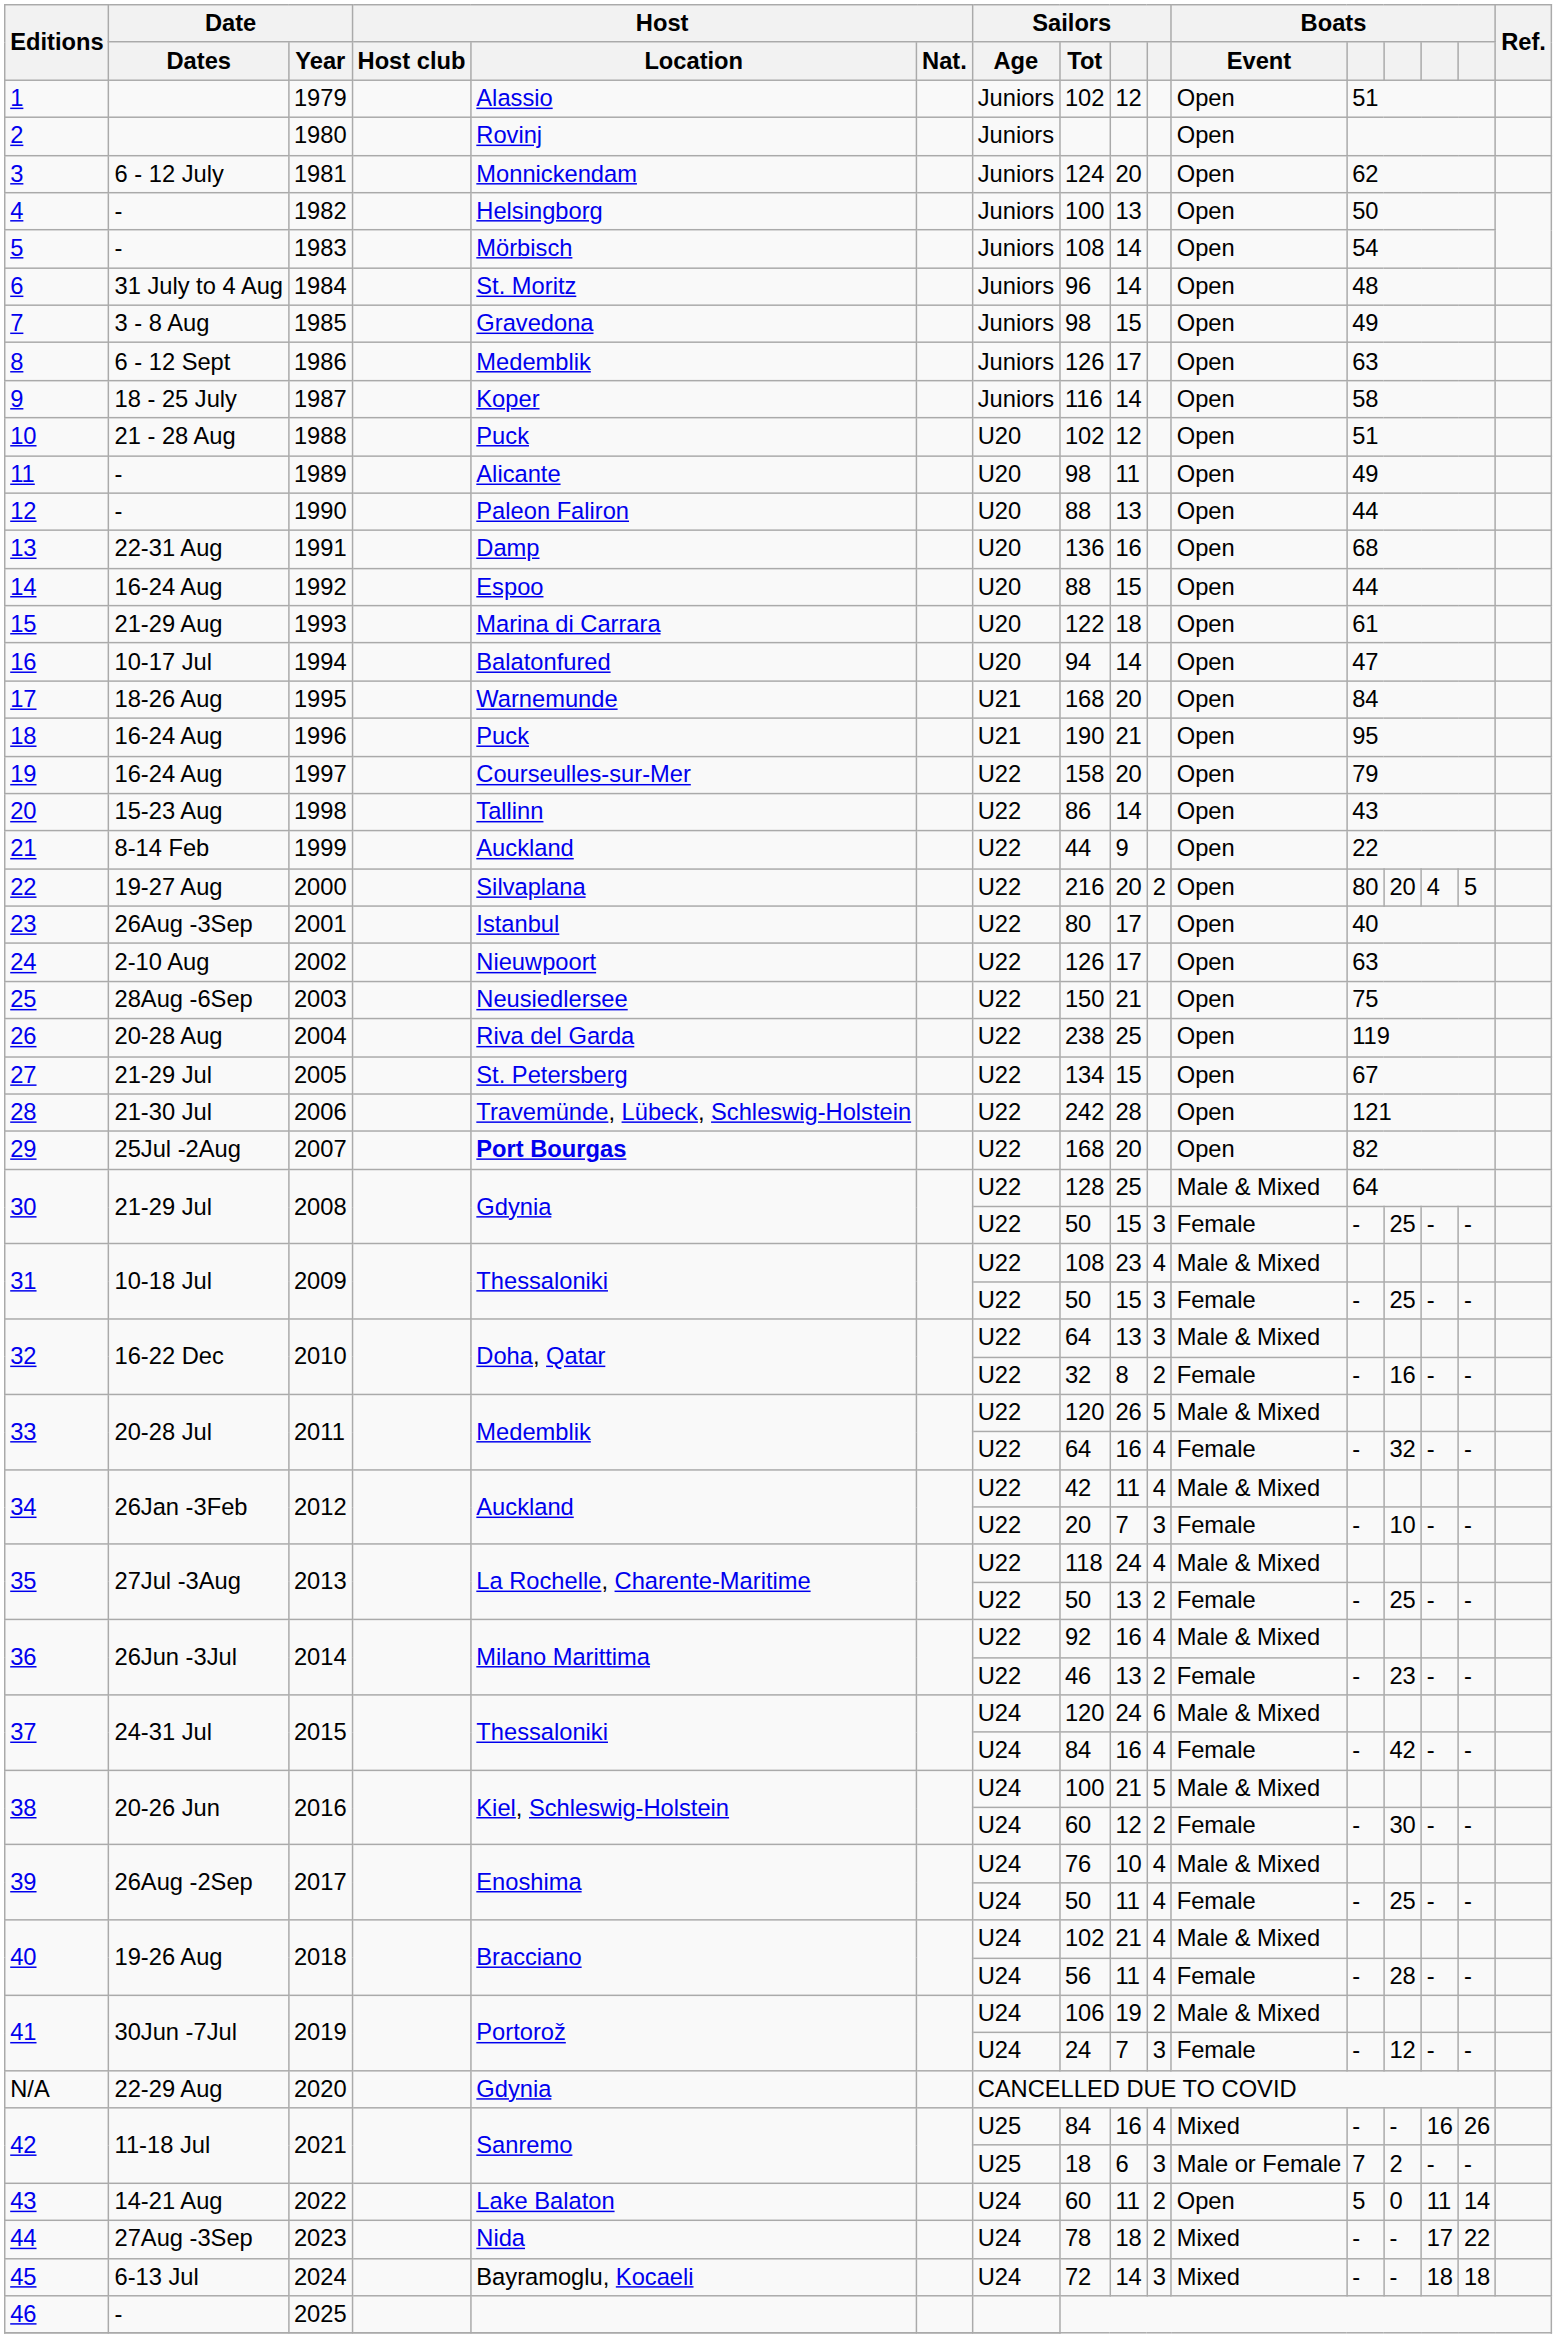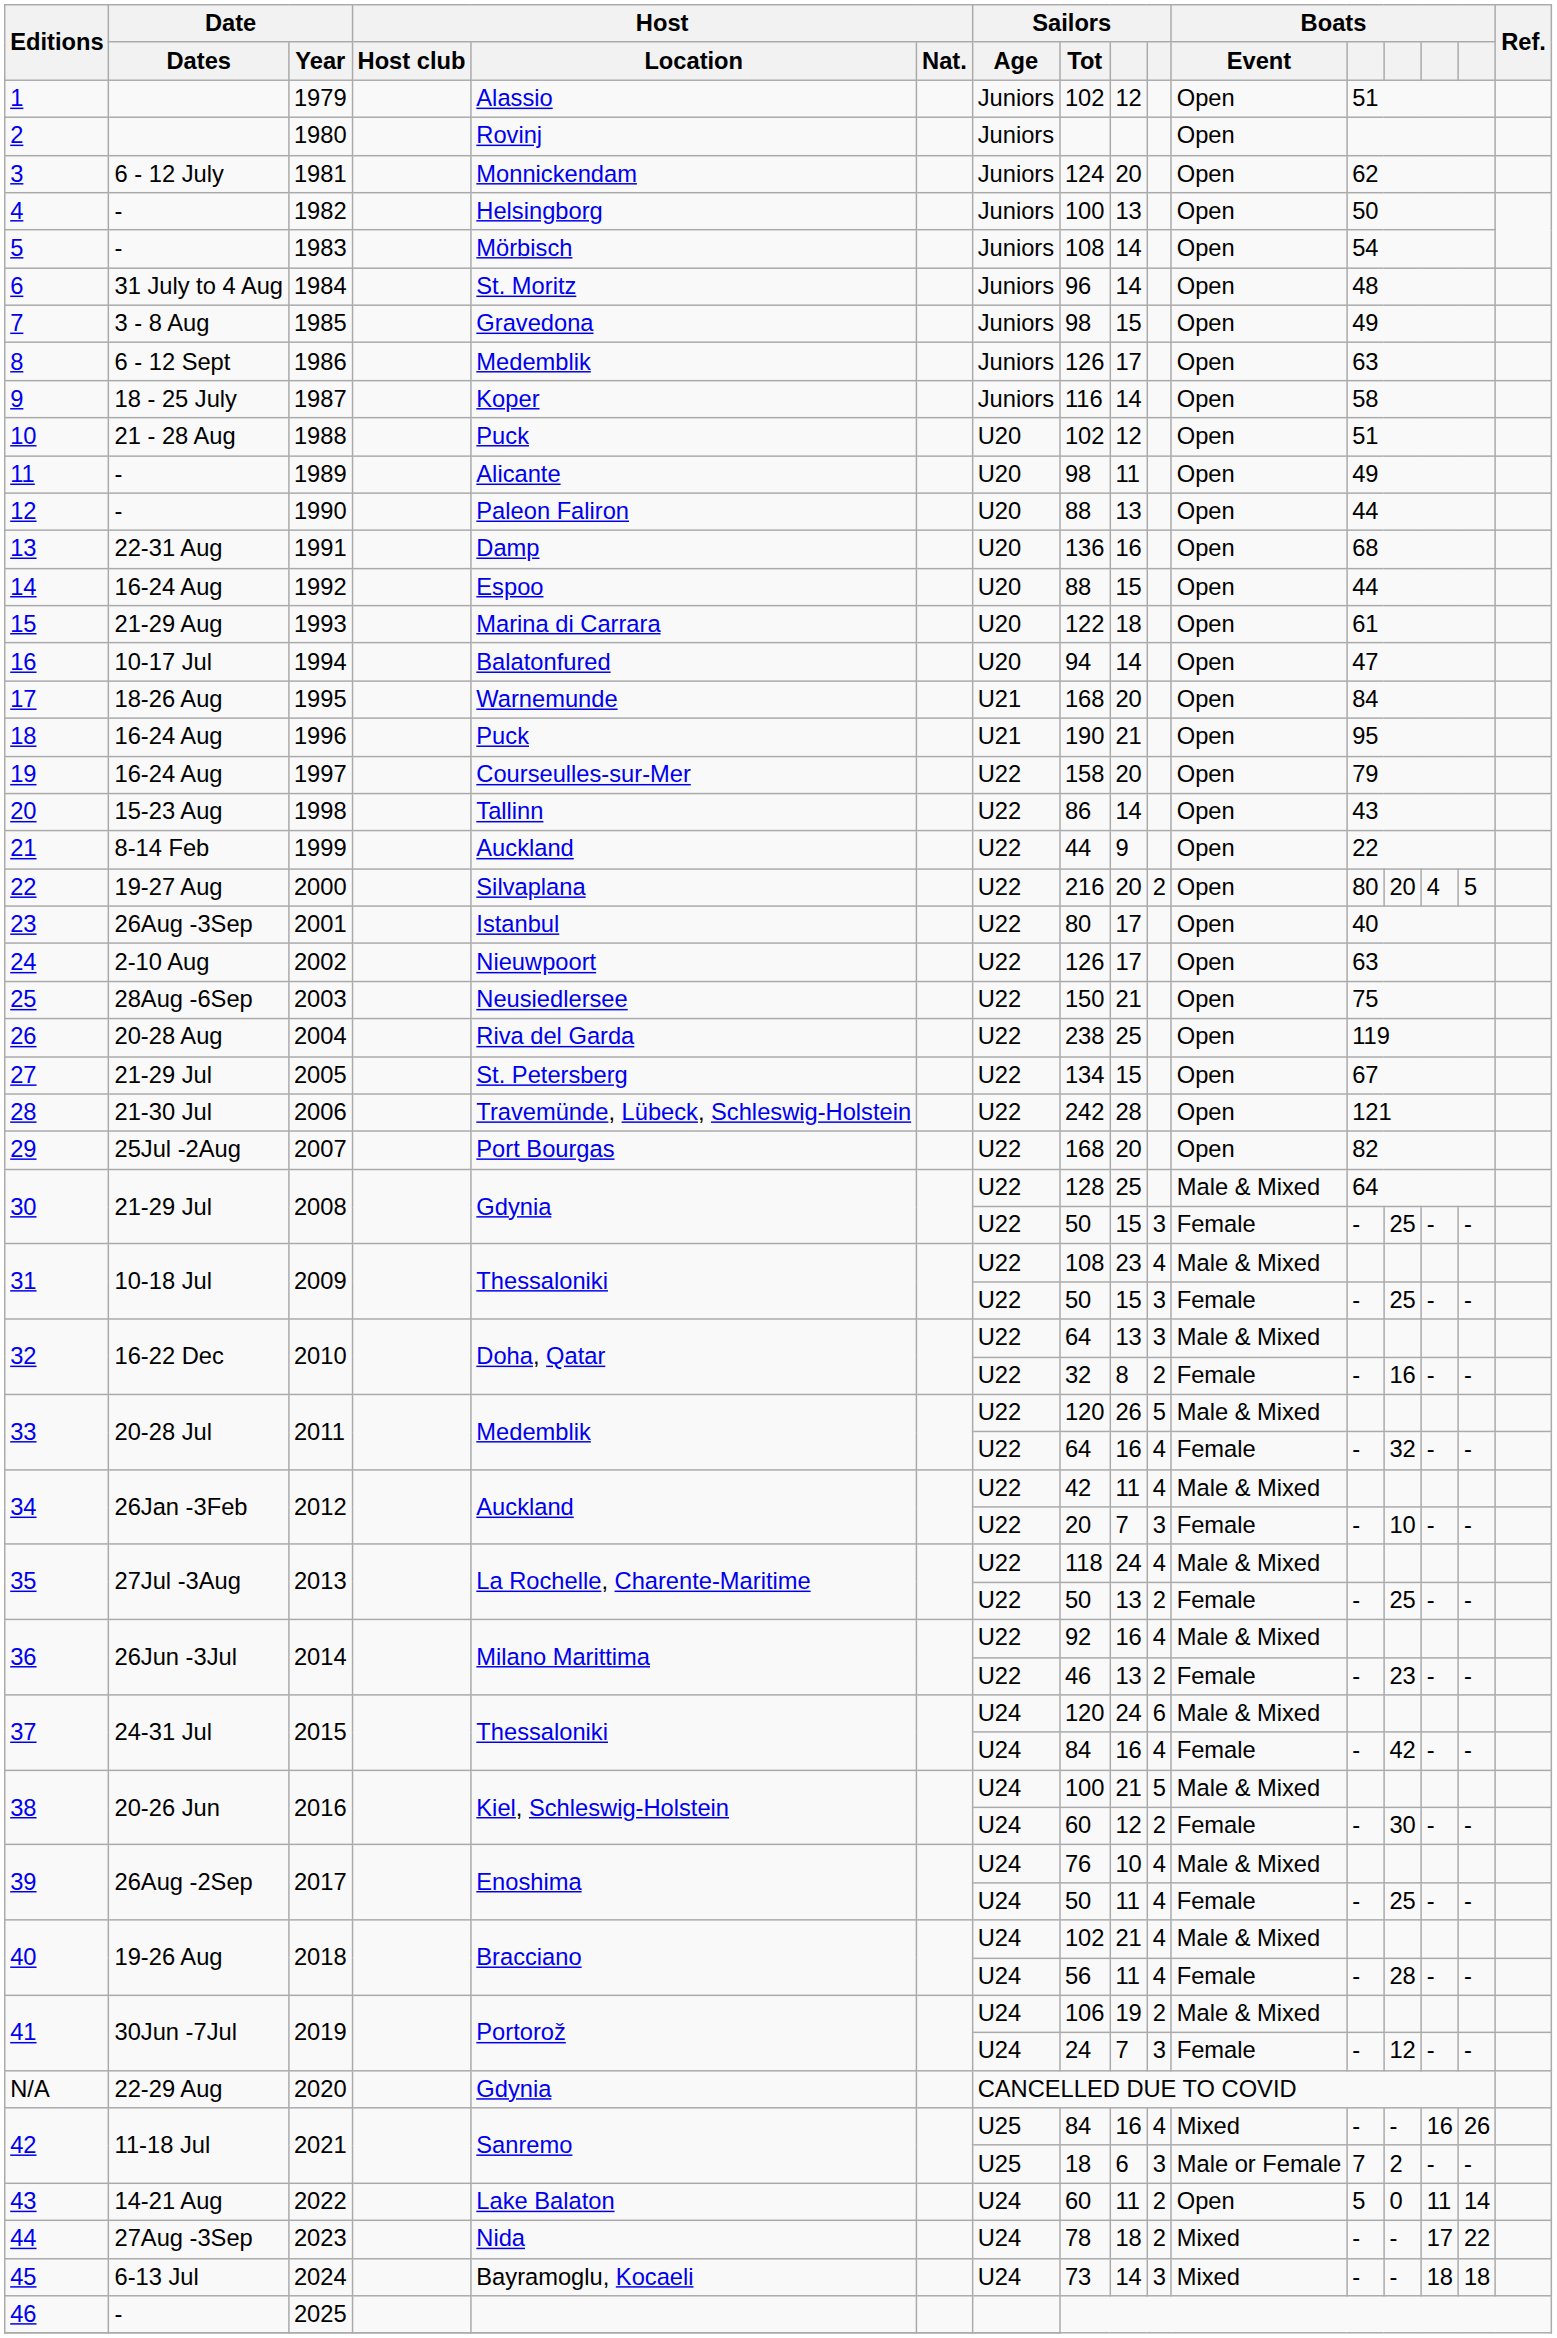(551, 1149) bold -> (545, 1149) normal
(1078, 2276) 72 -> (1078, 2276) 73
